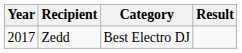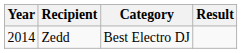(21, 37) 2017 -> (21, 37) 2014
